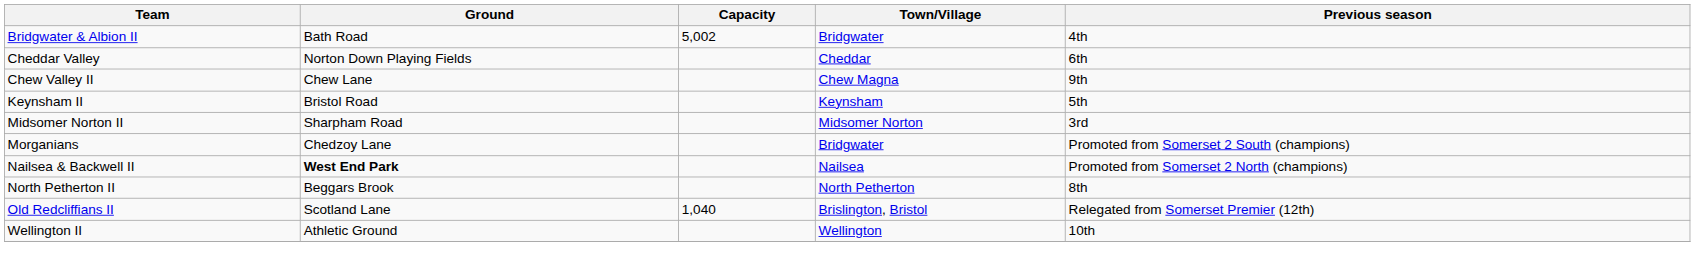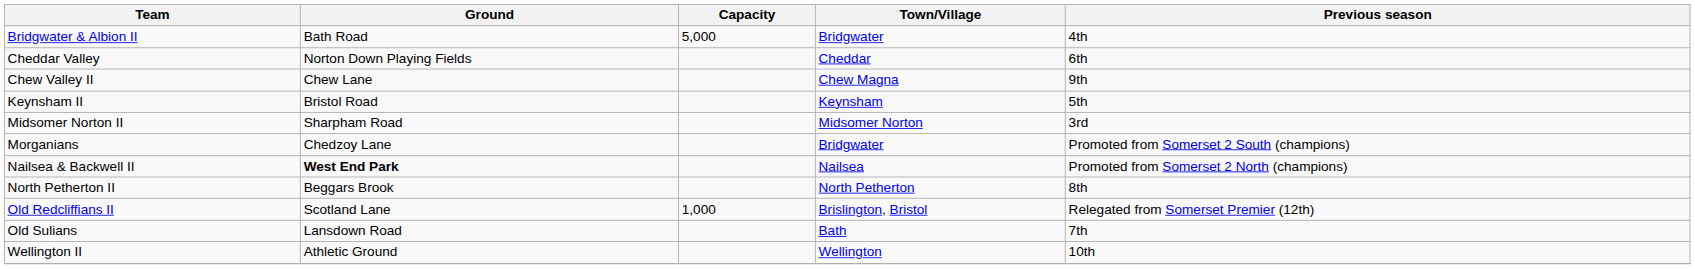(699, 36) 5,002 -> (699, 36) 5,000
(699, 209) 1,040 -> (699, 209) 1,000
+ row: (42, 230)
